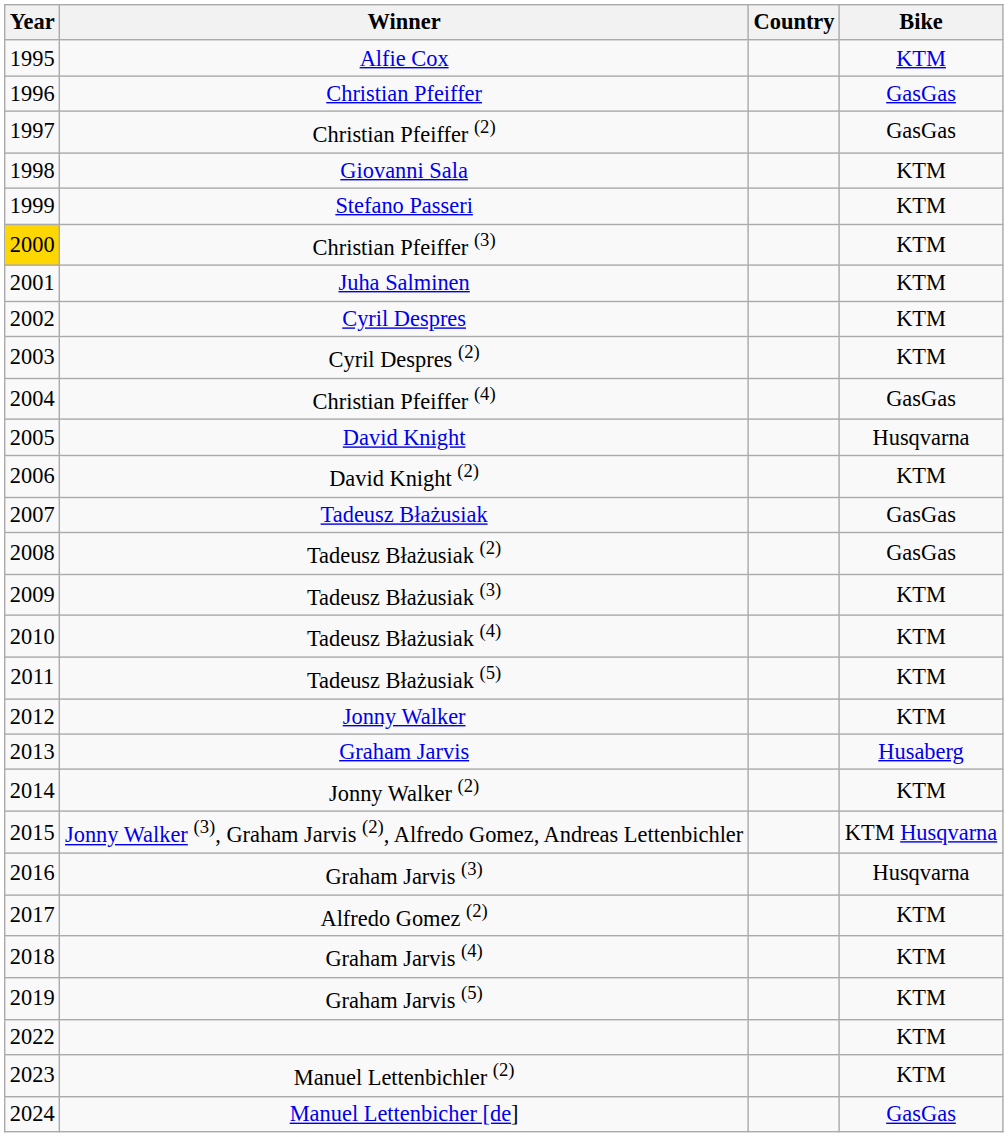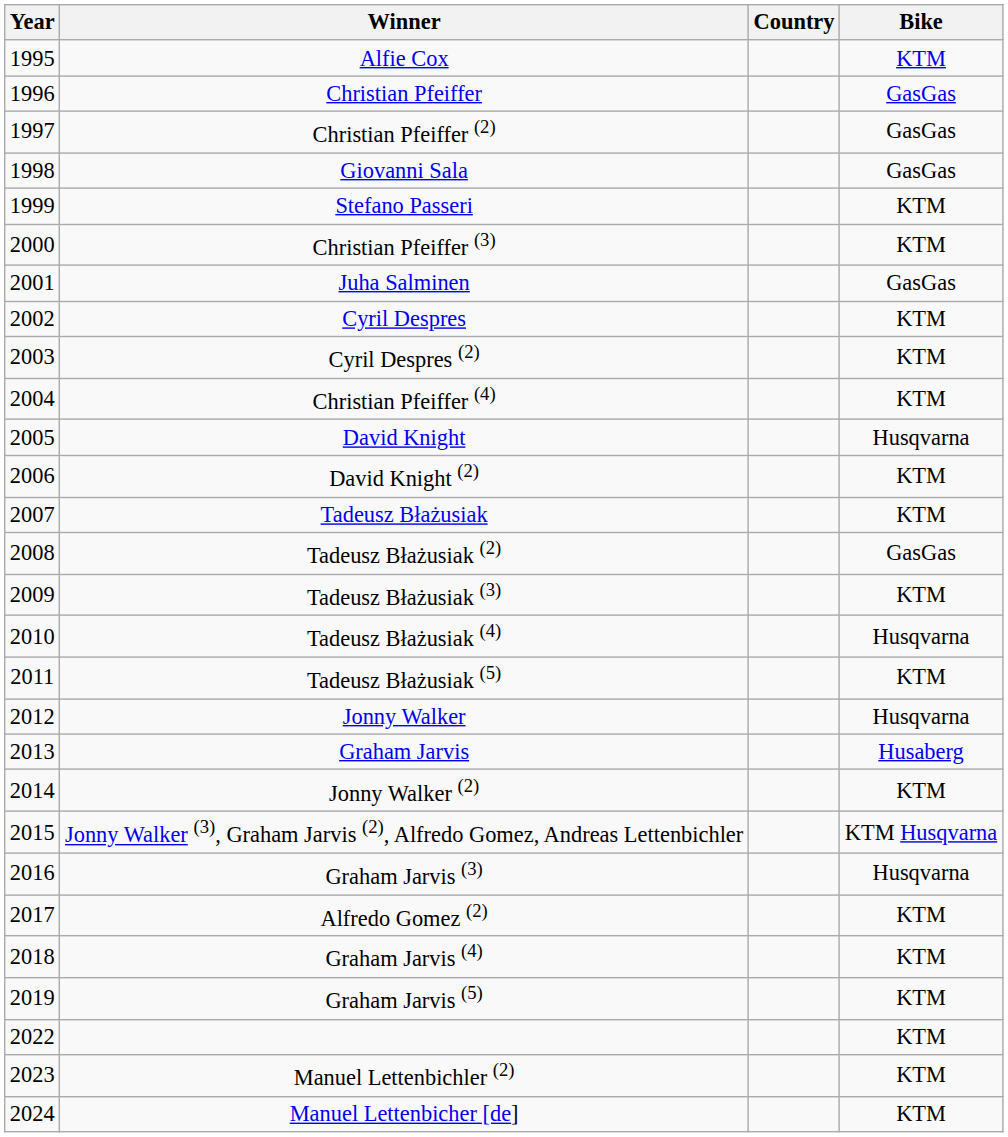(921, 170) KTM -> (921, 170) GasGas
(32, 244) gold background -> (32, 244) no background
(921, 283) KTM -> (921, 283) GasGas
(921, 398) GasGas -> (921, 398) KTM
(921, 514) GasGas -> (921, 514) KTM
(921, 636) KTM -> (921, 636) Husqvarna
(921, 716) KTM -> (921, 716) Husqvarna
(921, 1113) GasGas -> (921, 1113) KTM
